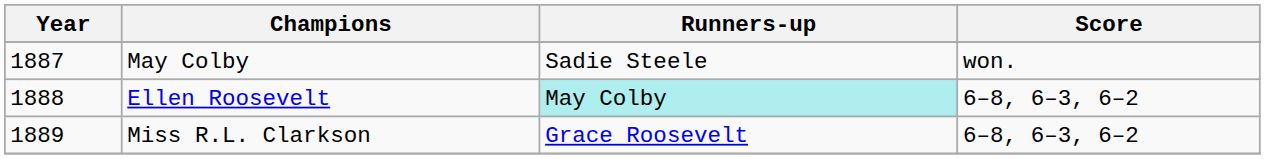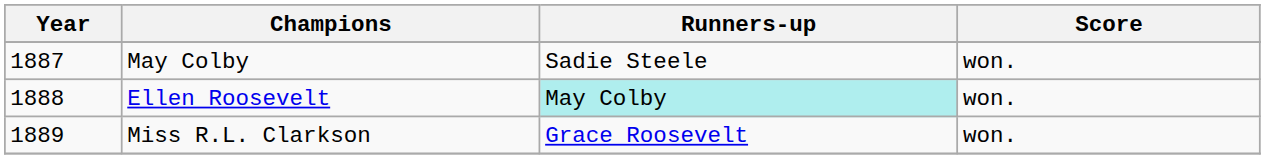(1051, 98) 6–8, 6–3, 6–2 -> (990, 98) won.
(1051, 135) 6–8, 6–3, 6–2 -> (990, 135) won.
